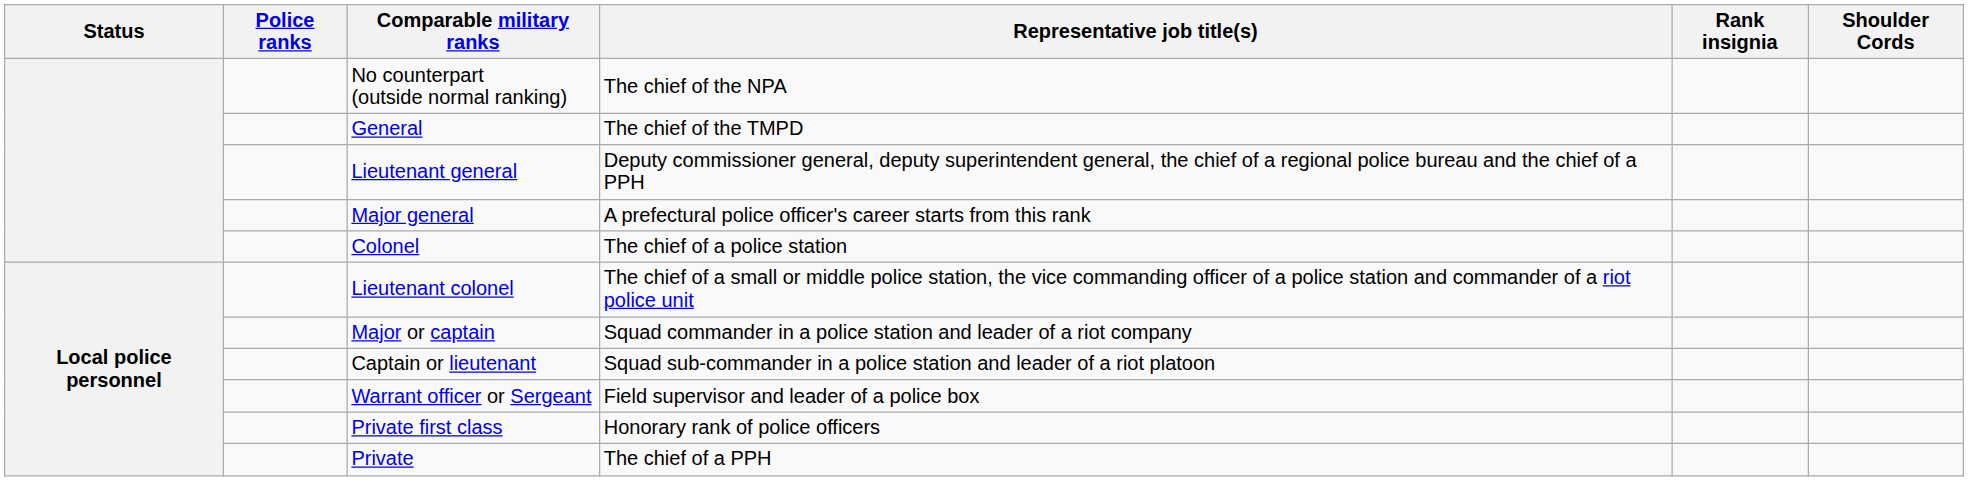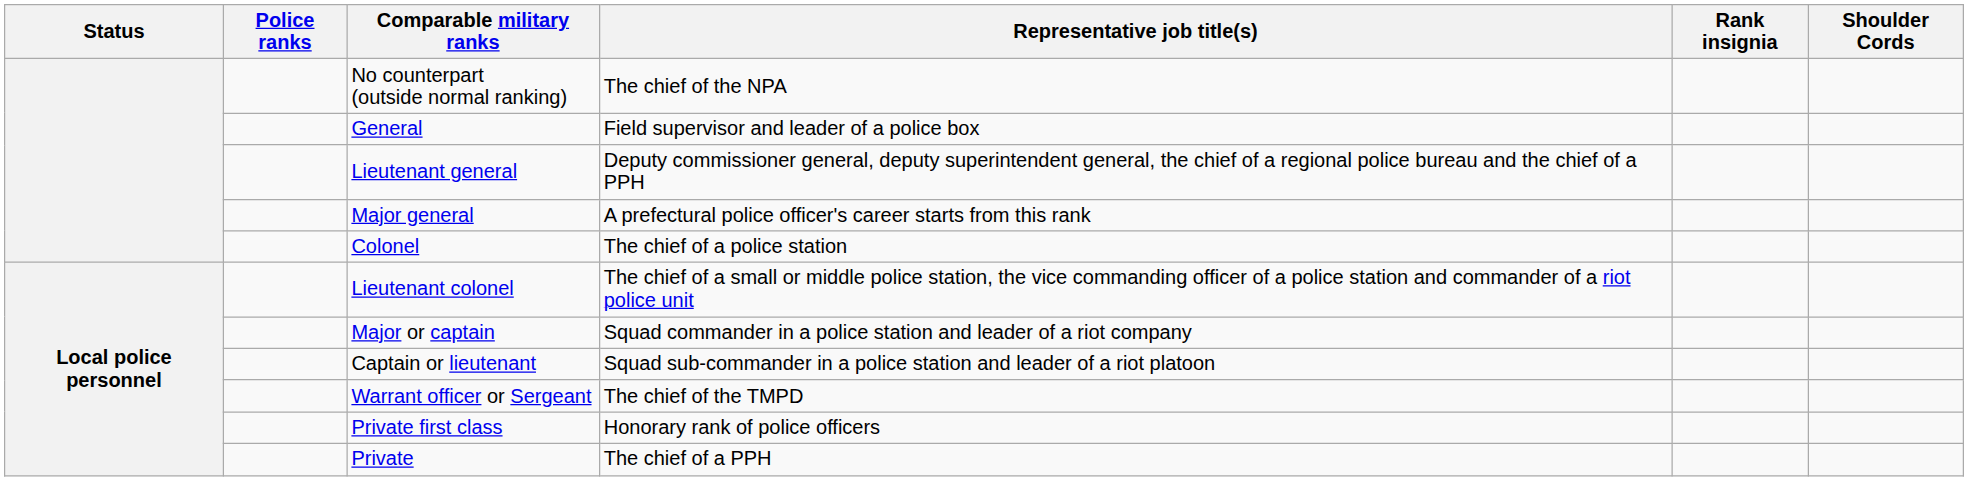(704, 128) The chief of the TMPD -> (792, 128) Field supervisor and leader of a police box
(792, 395) Field supervisor and leader of a police box -> (704, 395) The chief of the TMPD
